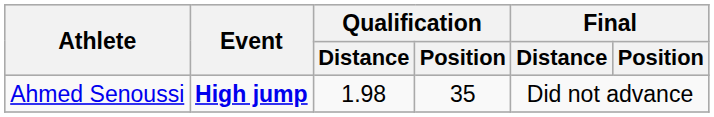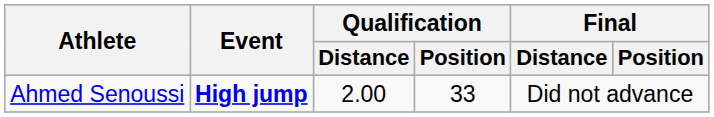(364, 94) 1.98 -> (364, 94) 2.00
(463, 94) 35 -> (463, 94) 33
